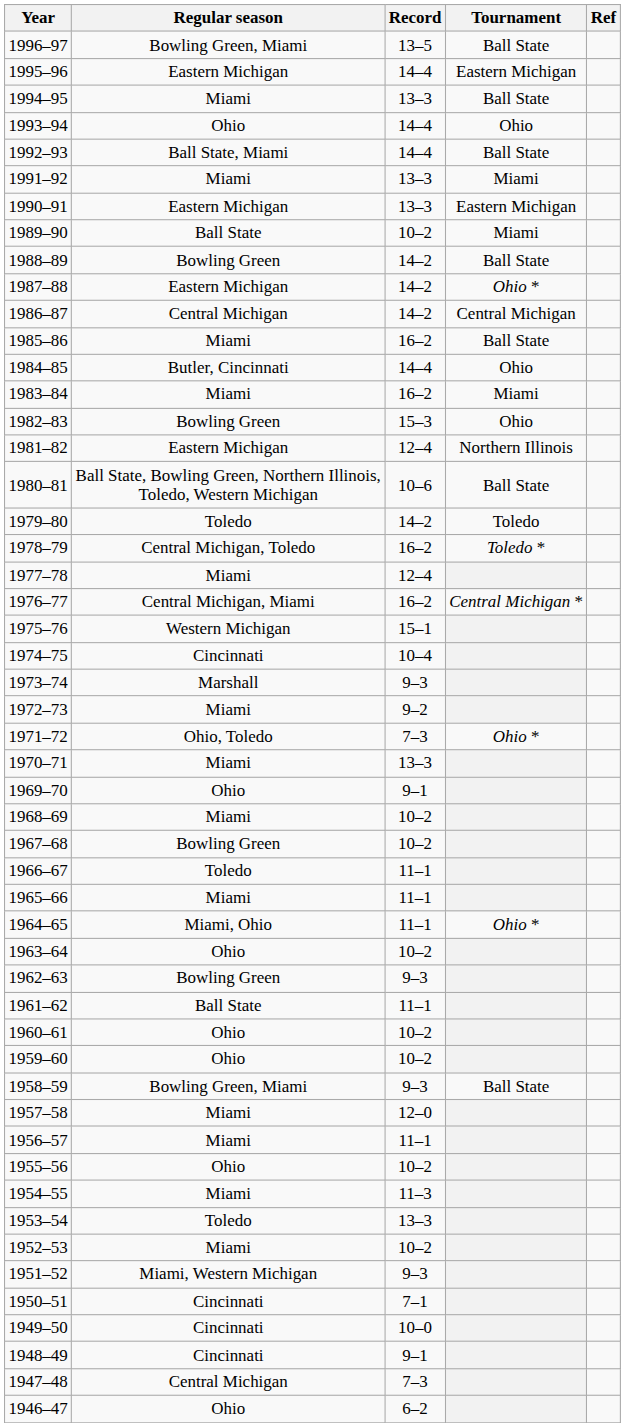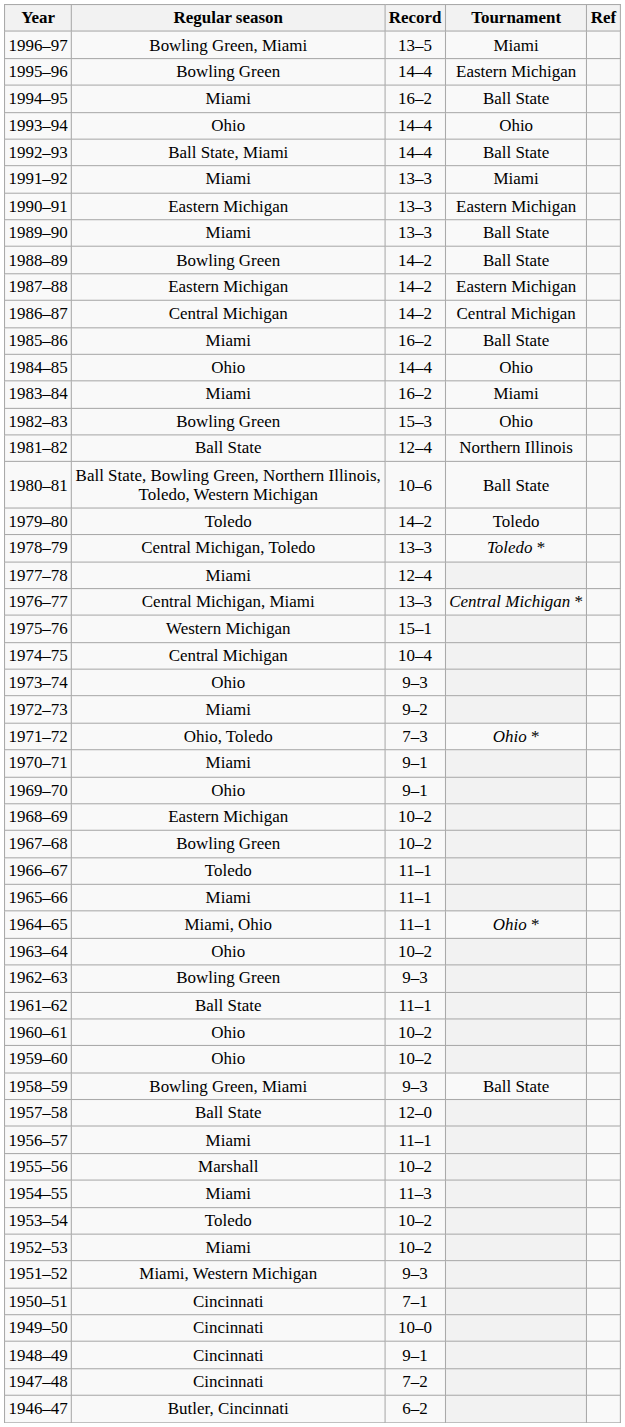(516, 44) Ball State -> (516, 44) Miami
(228, 71) Eastern Michigan -> (228, 71) Bowling Green
(415, 98) 13–3 -> (415, 98) 16–2
(228, 233) Ball State -> (228, 233) Miami
(415, 233) 10–2 -> (415, 233) 13–3
(516, 233) Miami -> (516, 233) Ball State
(516, 286) Ohio * -> (516, 286) Eastern Michigan
(228, 367) Butler, Cincinnati -> (228, 367) Ohio
(228, 448) Eastern Michigan -> (228, 448) Ball State
(415, 548) 16–2 -> (415, 548) 13–3
(415, 601) 16–2 -> (415, 601) 13–3
(228, 655) Cincinnati -> (228, 655) Central Michigan
(228, 682) Marshall -> (228, 682) Ohio
(415, 763) 13–3 -> (415, 763) 9–1
(228, 817) Miami -> (228, 817) Eastern Michigan
(228, 1112) Miami -> (228, 1112) Ball State
(228, 1166) Ohio -> (228, 1166) Marshall
(415, 1220) 13–3 -> (415, 1220) 10–2
(228, 1381) Central Michigan -> (228, 1381) Cincinnati
(415, 1381) 7–3 -> (415, 1381) 7–2
(228, 1408) Ohio -> (228, 1408) Butler, Cincinnati
